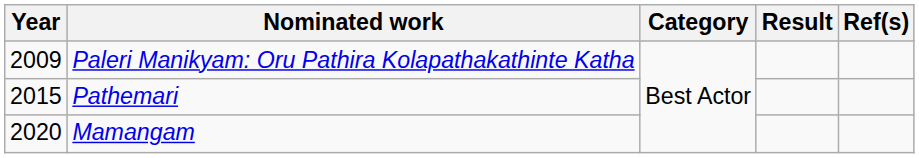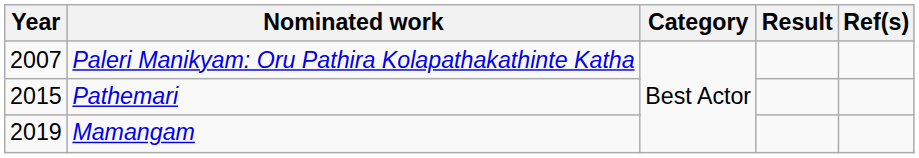(36, 59) 2009 -> (36, 59) 2007
(36, 133) 2020 -> (36, 133) 2019
